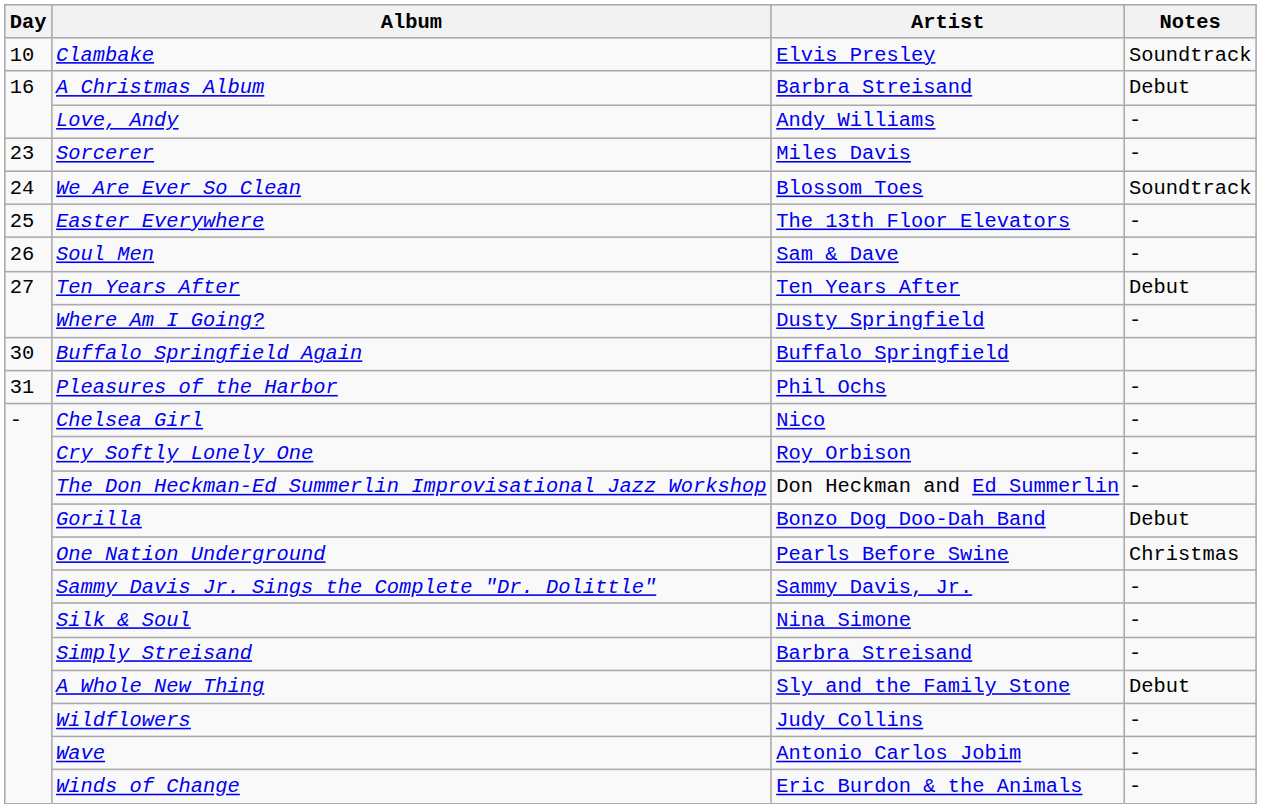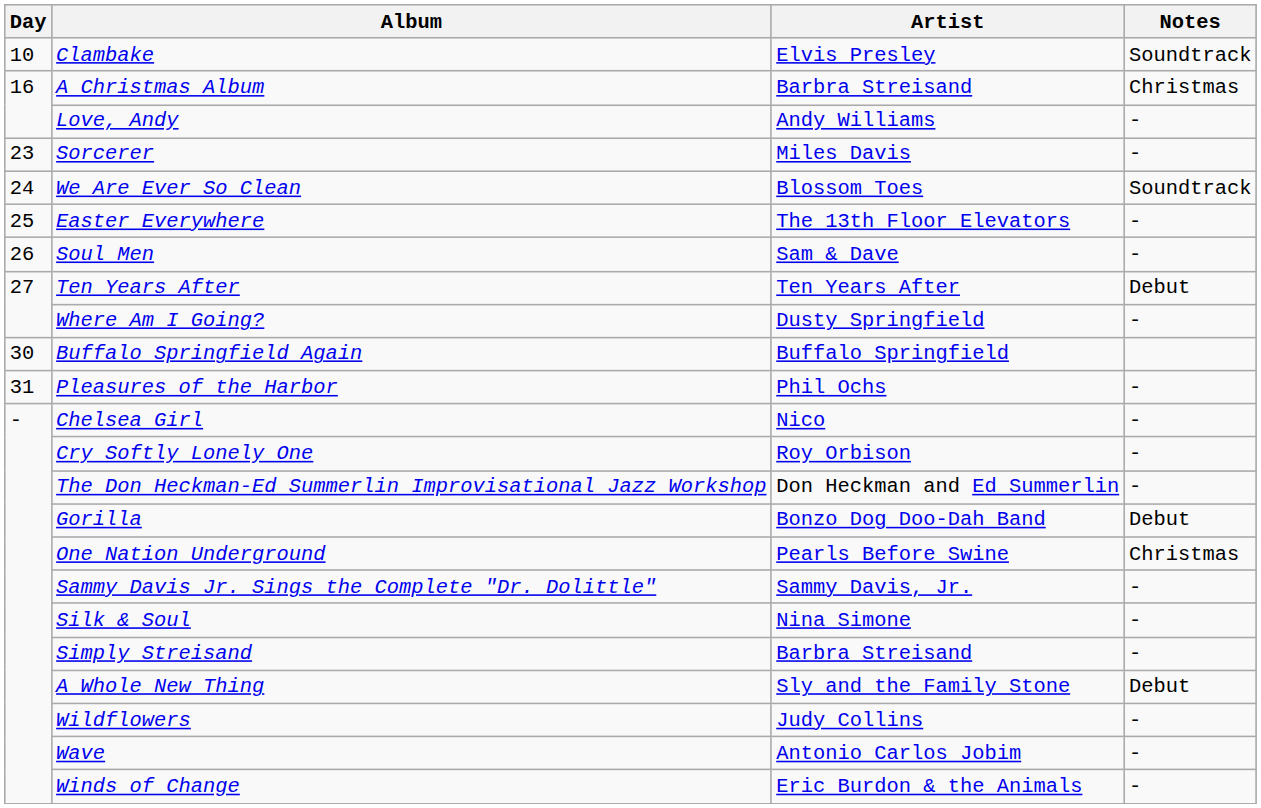(1160, 88) Debut -> (1184, 88) Christmas
